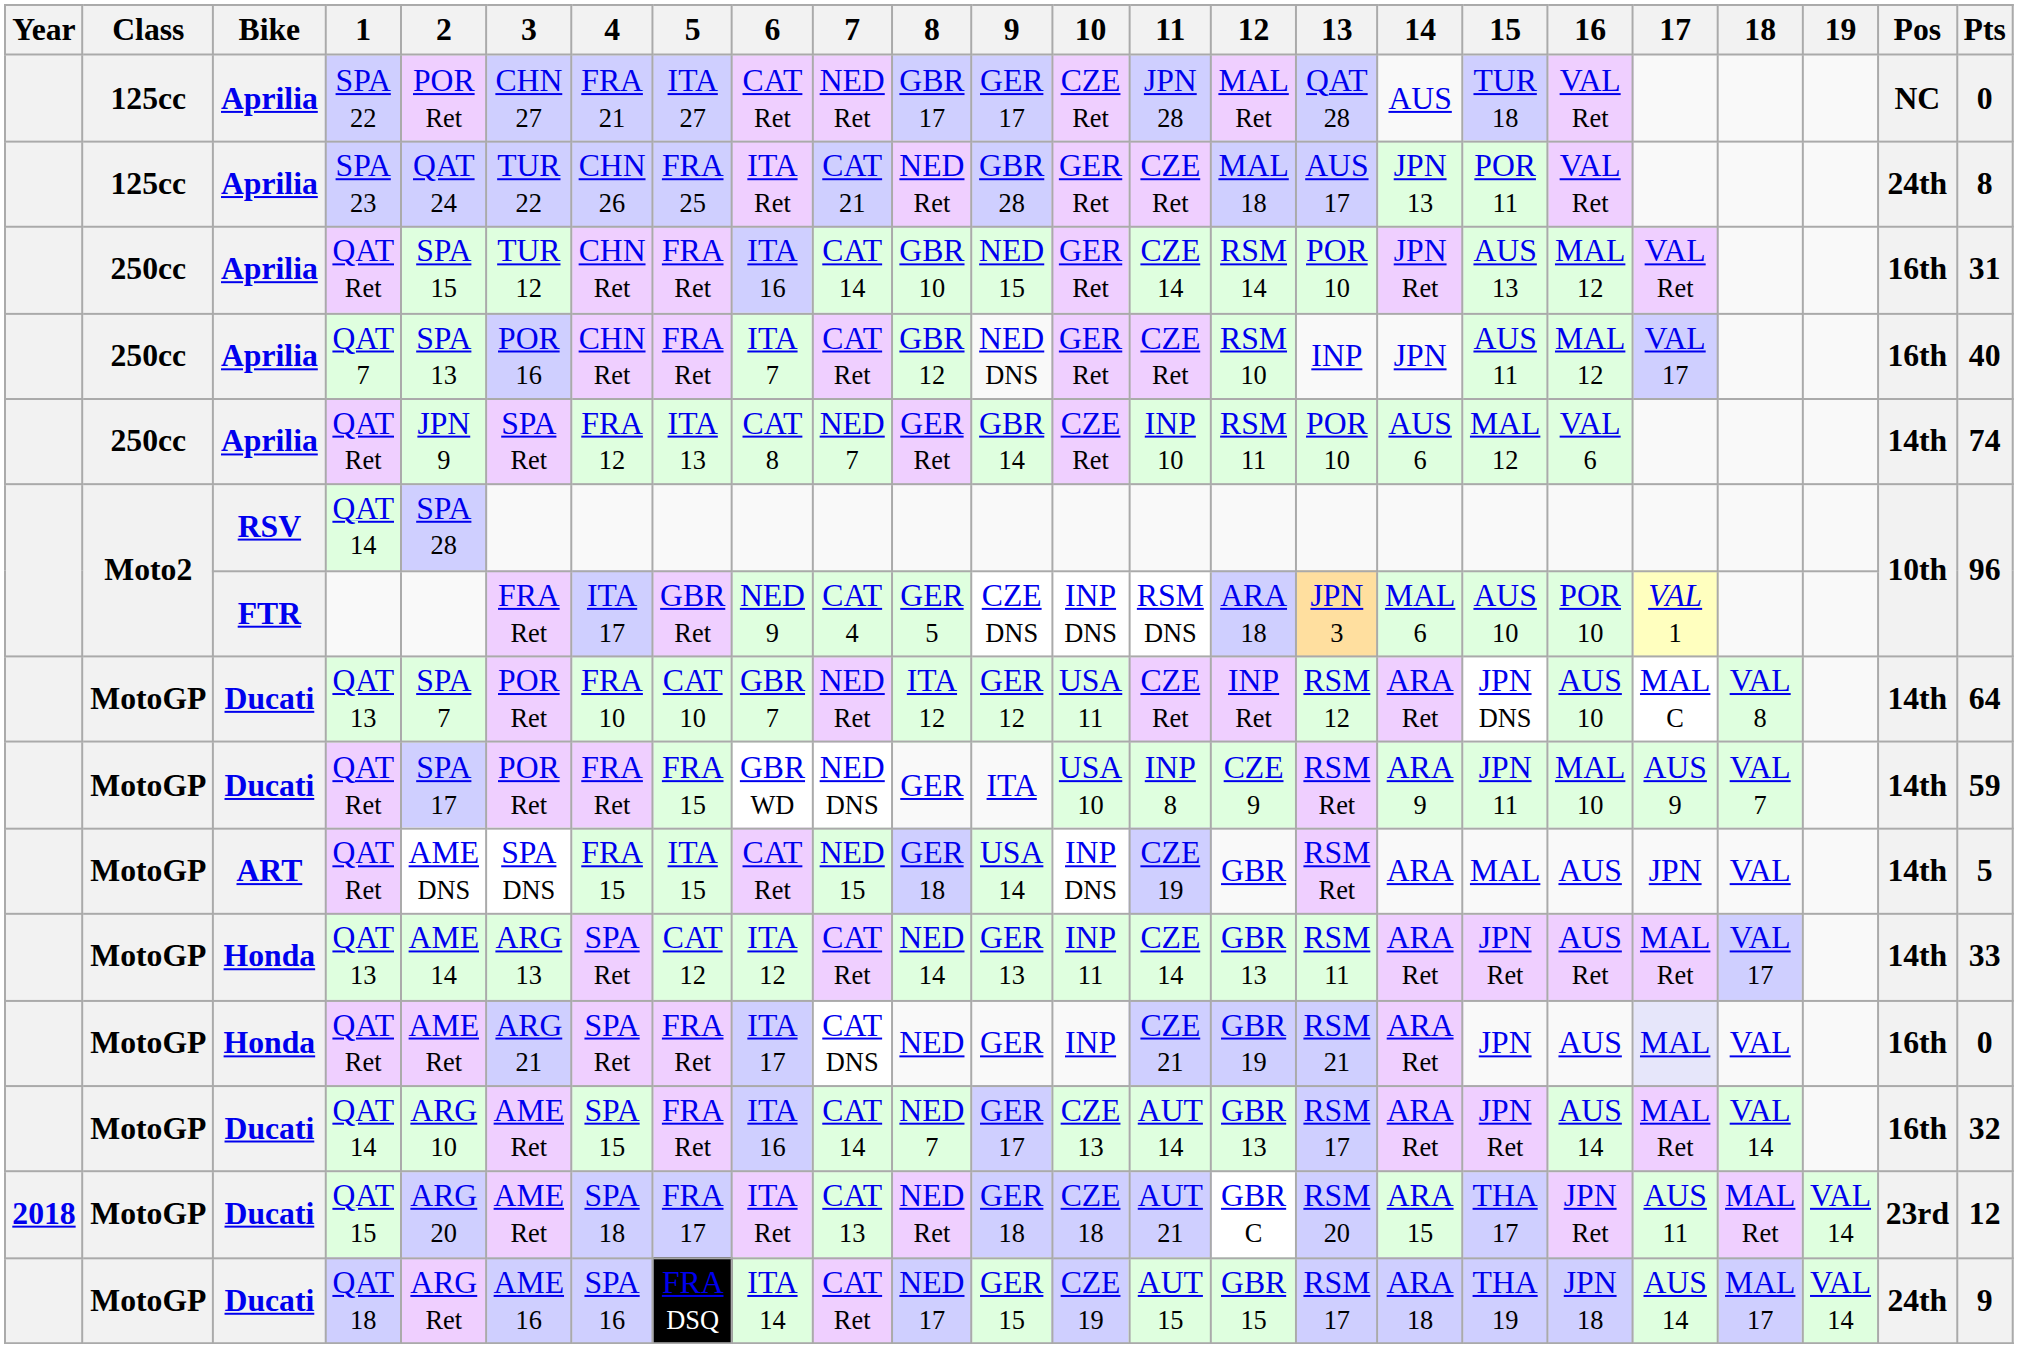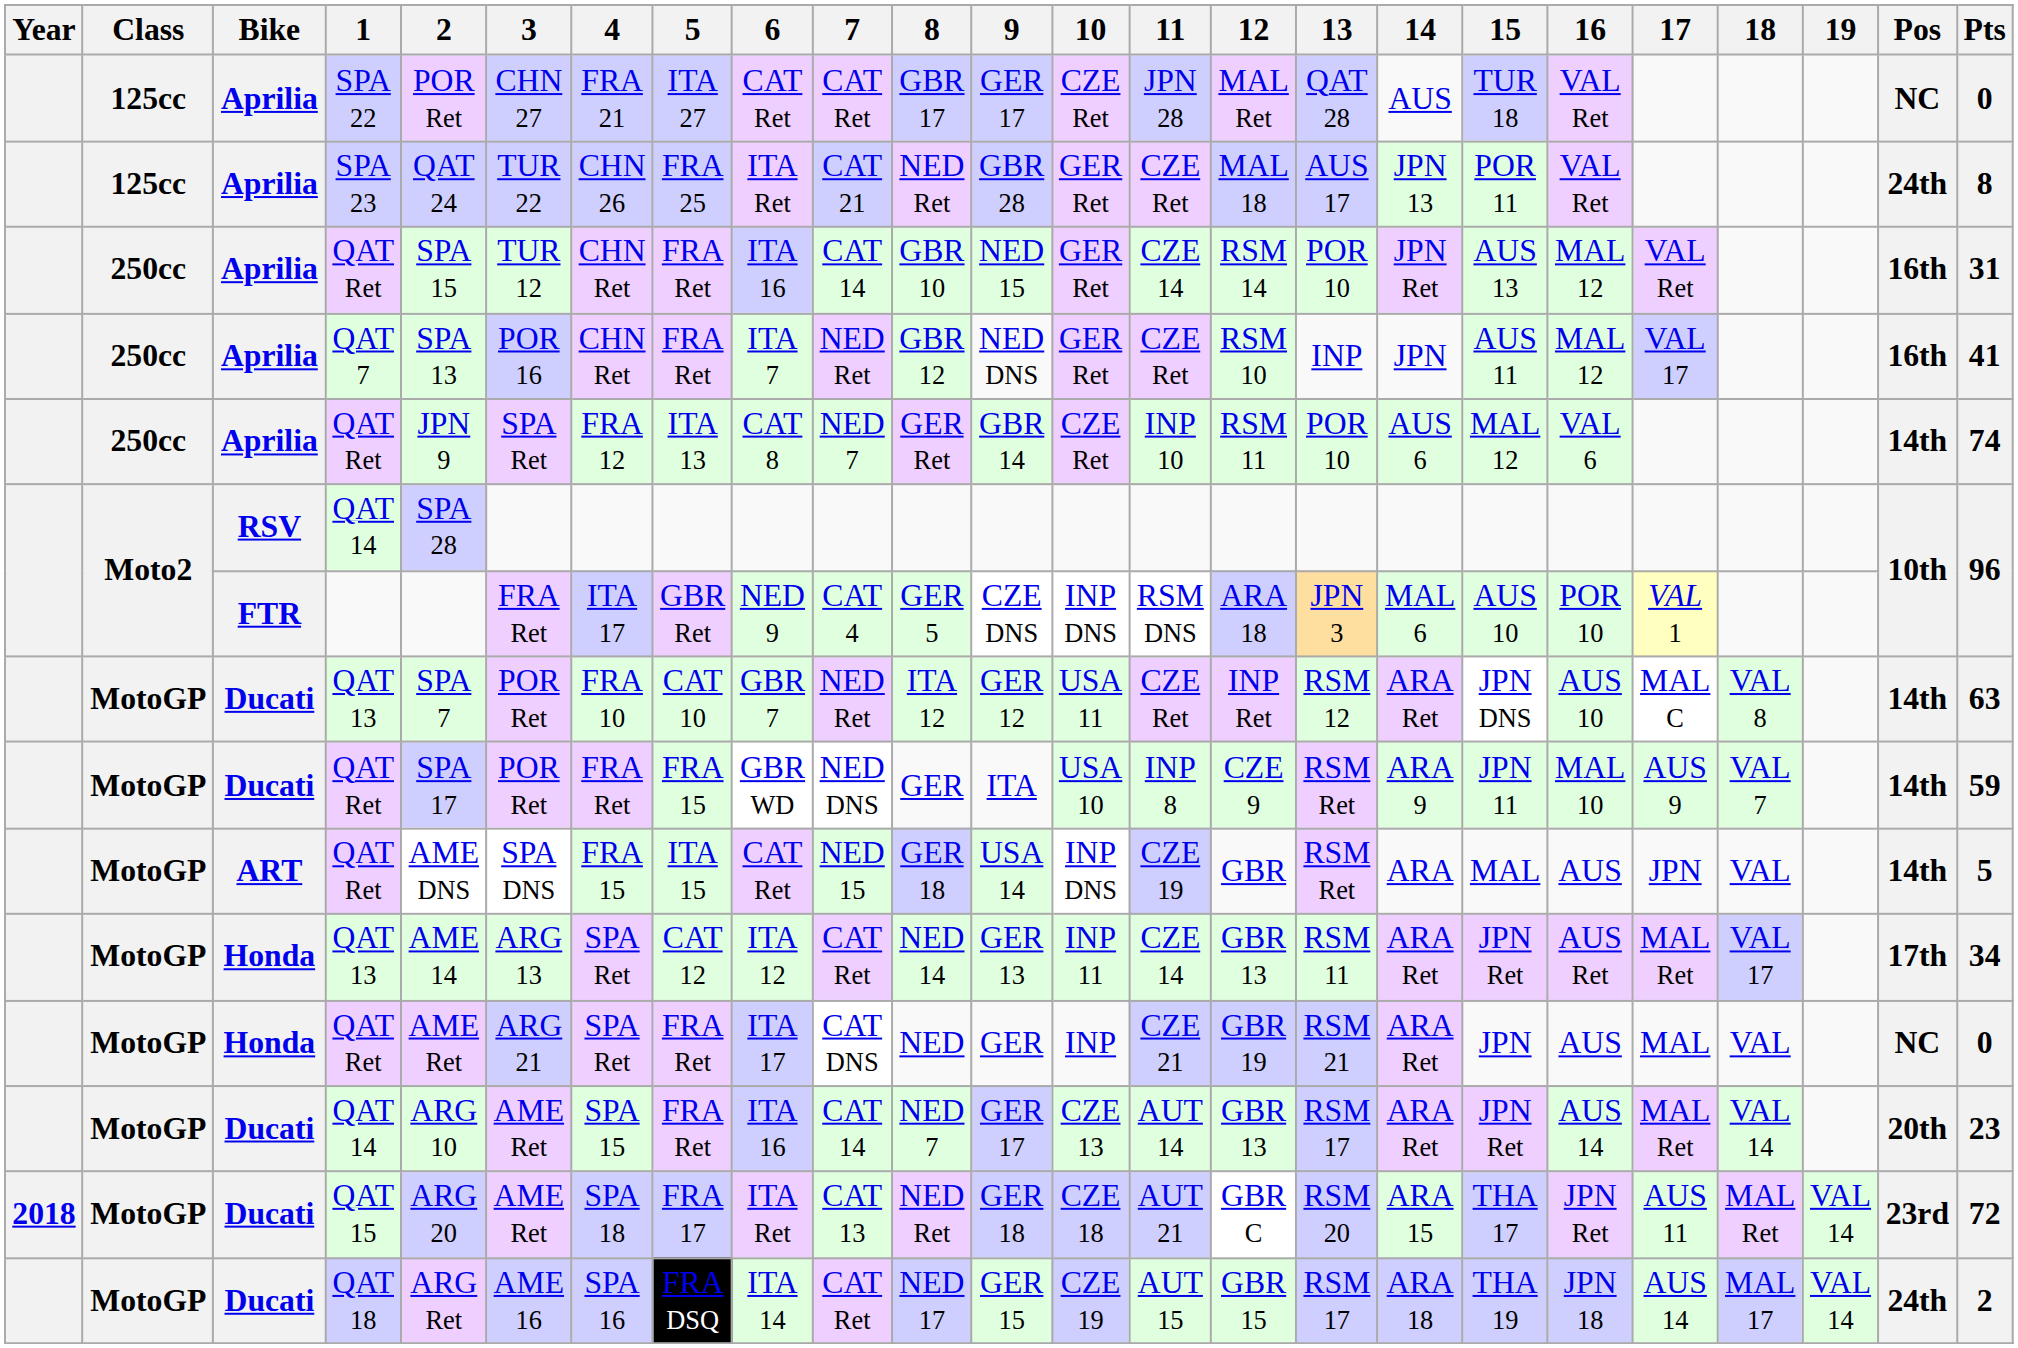(852, 97) NED Ret -> (852, 97) CAT Ret
(852, 355) CAT Ret -> (852, 355) NED Ret
(1985, 355) 40 -> (1985, 355) 41
(1985, 698) 64 -> (1985, 698) 63
(1917, 956) 14th -> (1917, 956) 17th
(1985, 956) 33 -> (1985, 956) 34
(1675, 1042) lavender background -> (1675, 1042) no background
(1917, 1042) 16th -> (1917, 1042) NC
(1917, 1128) 16th -> (1917, 1128) 20th
(1985, 1128) 32 -> (1985, 1128) 23
(1985, 1214) 12 -> (1985, 1214) 72
(1985, 1300) 9 -> (1985, 1300) 2
